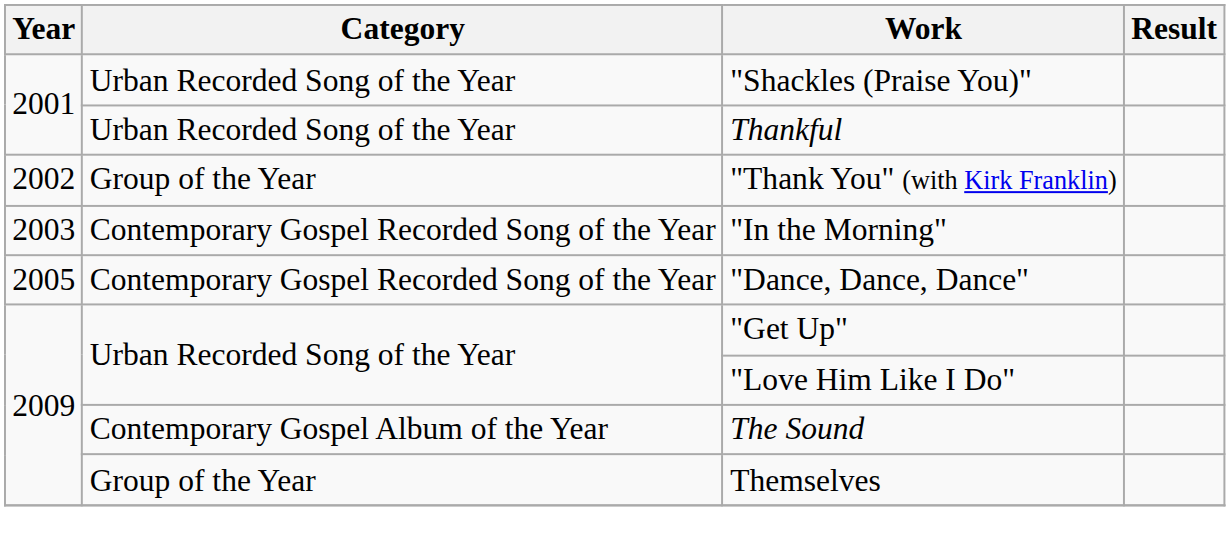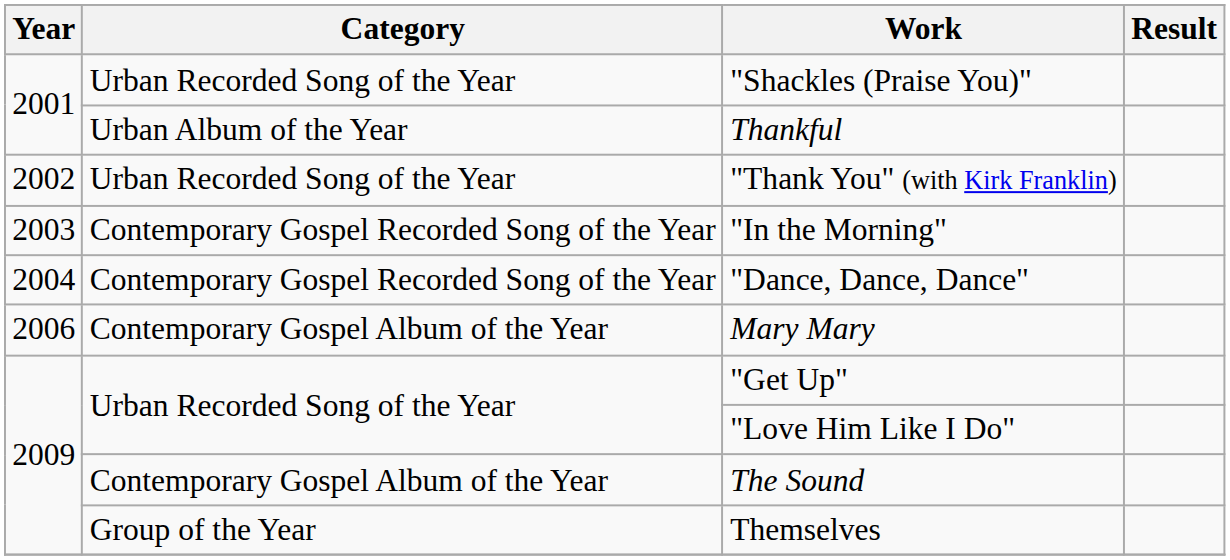(303, 129) Urban Recorded Song of the Year -> (249, 129) Urban Album of the Year
(203, 179) Group of the Year -> (303, 179) Urban Recorded Song of the Year
(44, 279) 2005 -> (44, 279) 2004
+ row: (802, 329)
